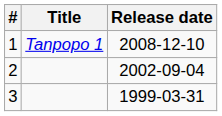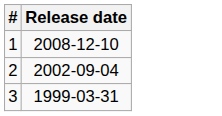- column: (64, 17)
